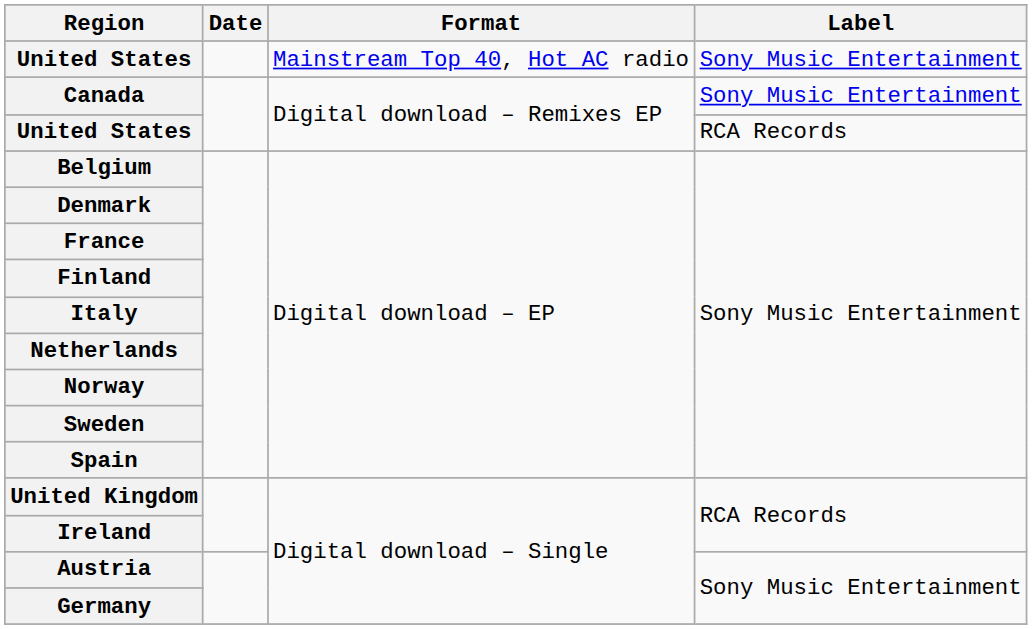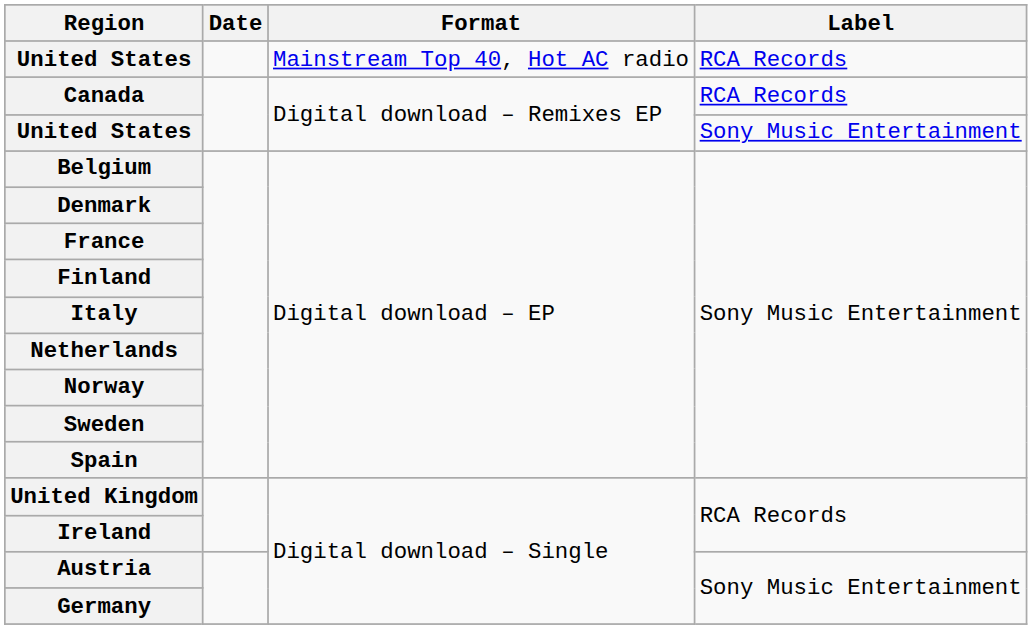(861, 60) Sony Music Entertainment -> (773, 60) RCA Records
(861, 96) Sony Music Entertainment -> (773, 96) RCA Records
(773, 132) RCA Records -> (861, 132) Sony Music Entertainment
